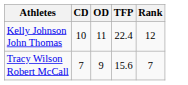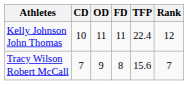+ column: (121, 13)
